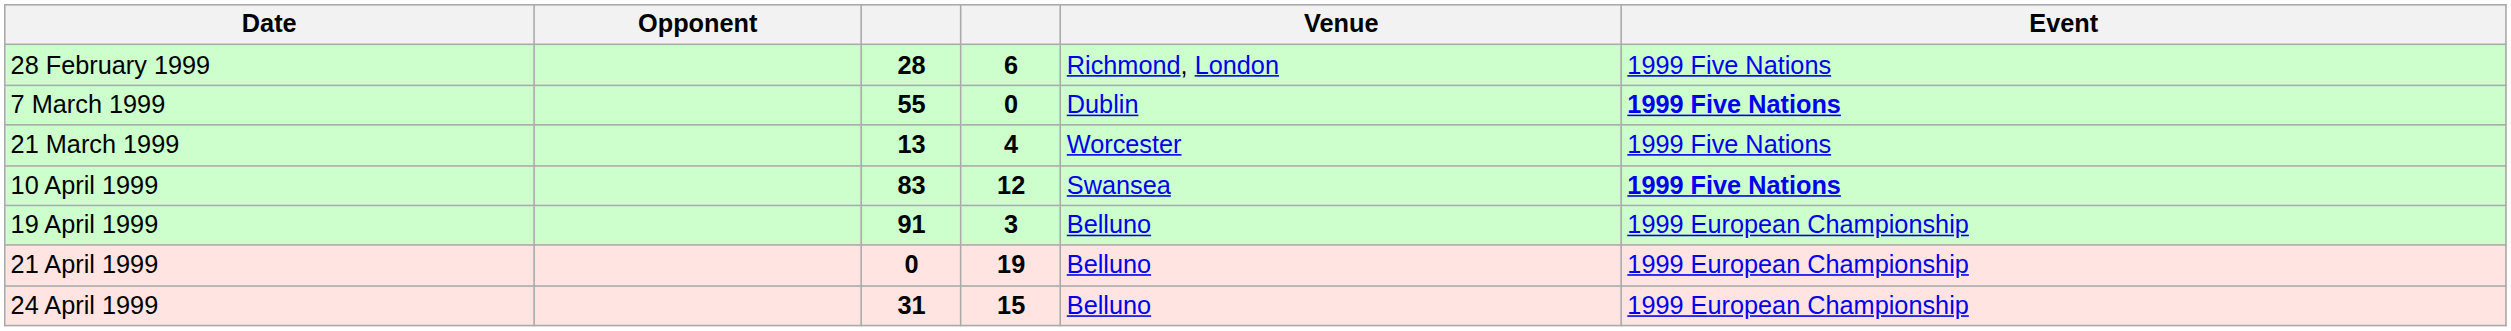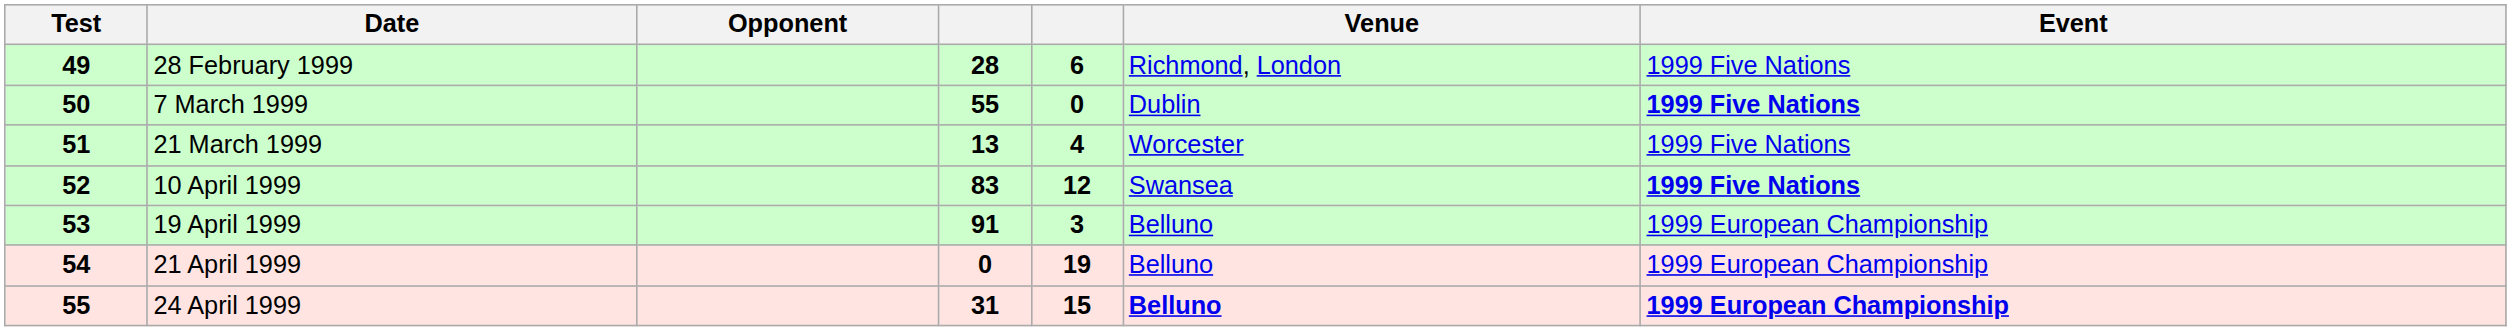+ column: (76, 24)
(1109, 305) normal -> (1175, 305) bold
(1798, 305) normal -> (1828, 305) bold
